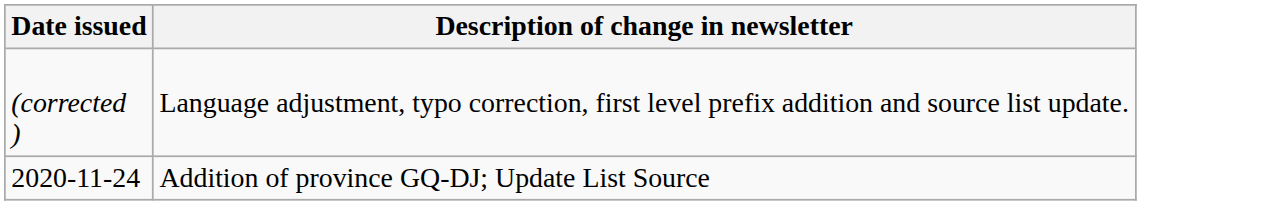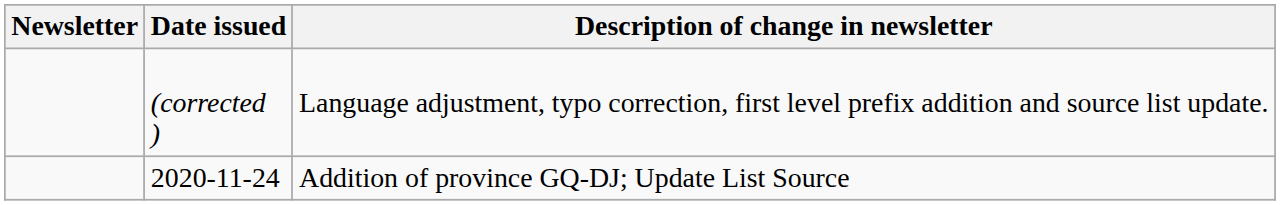+ column: (75, 26)
